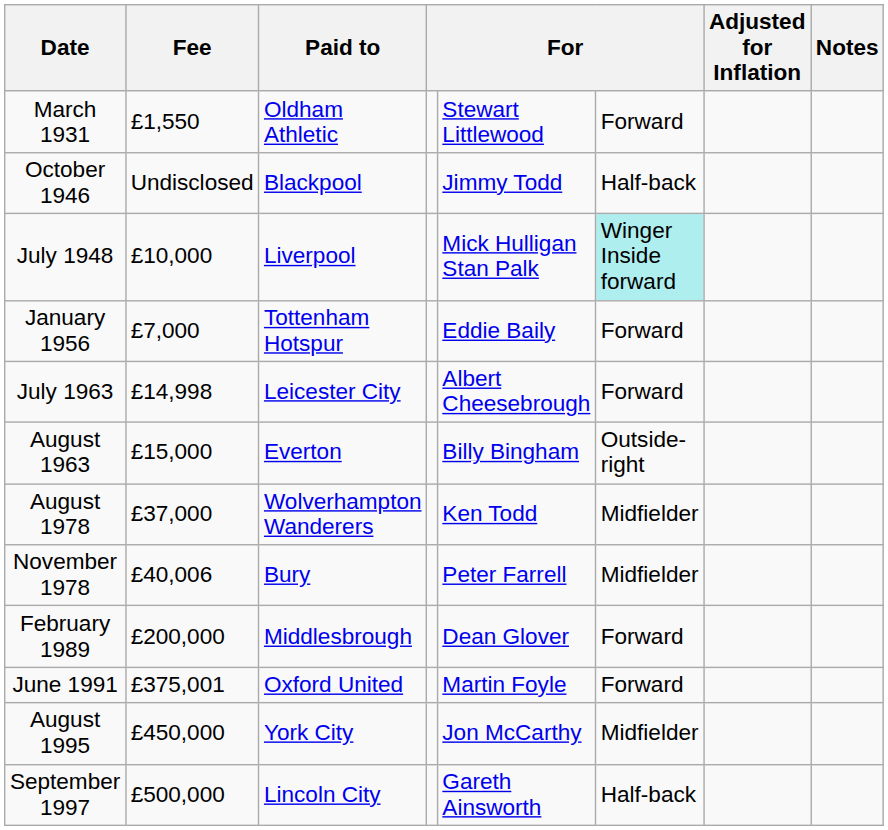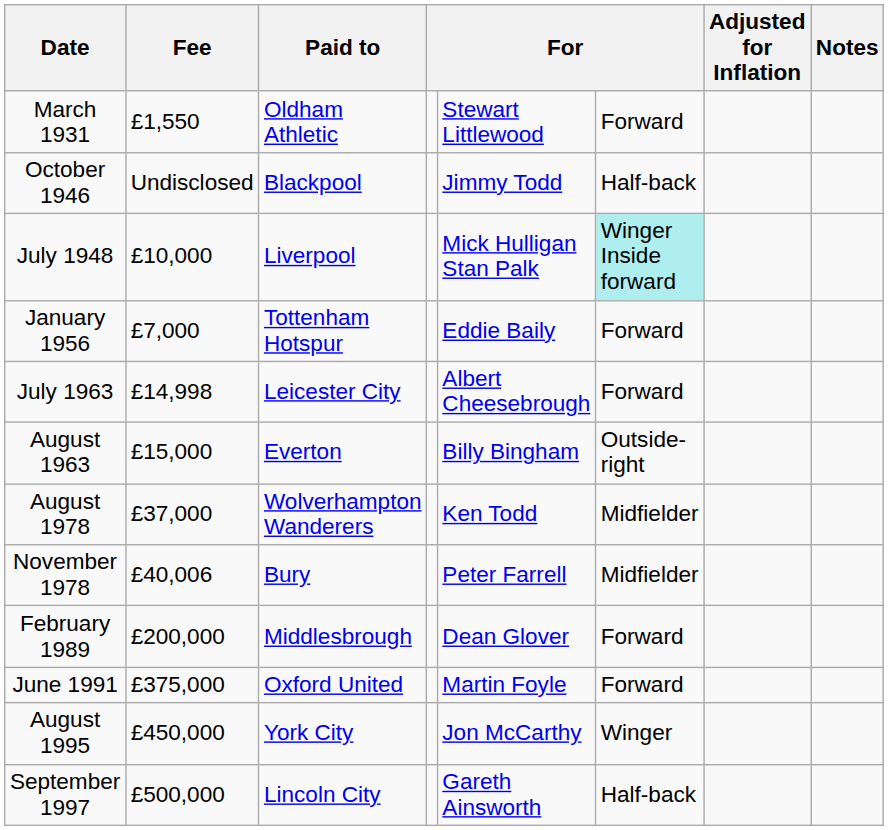(178, 684) £375,001 -> (178, 684) £375,000
(650, 733) Midfielder -> (636, 733) Winger
